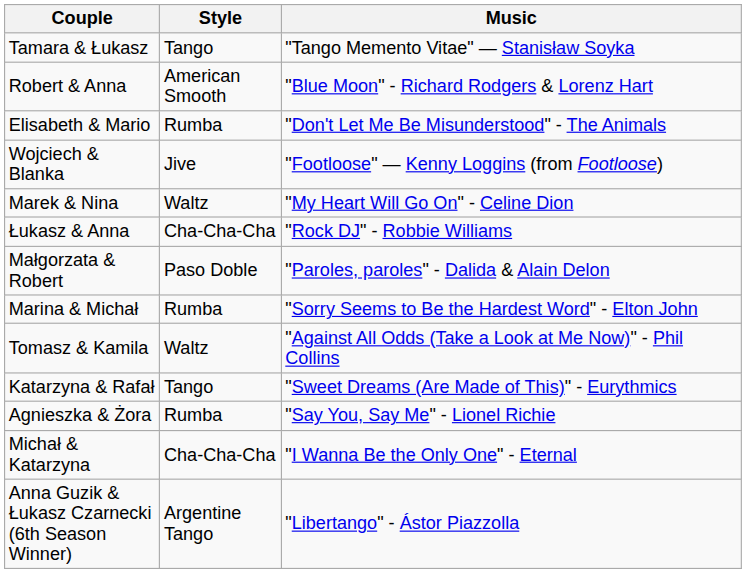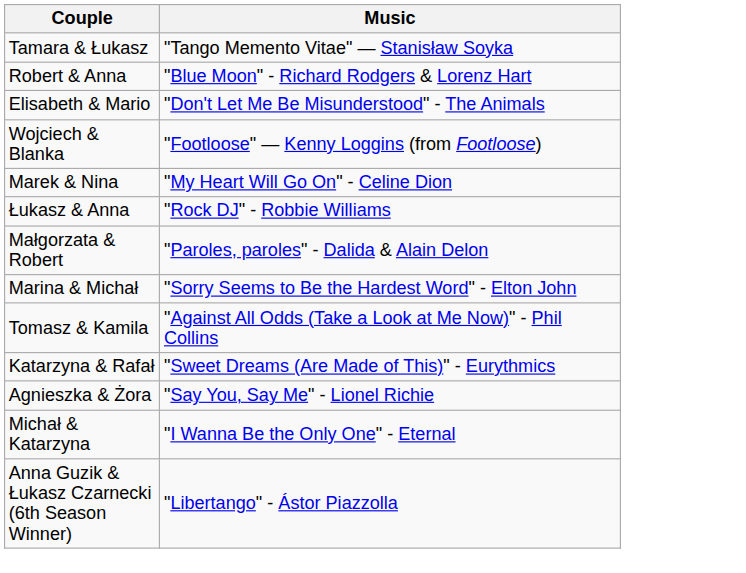- column: (220, 18)
